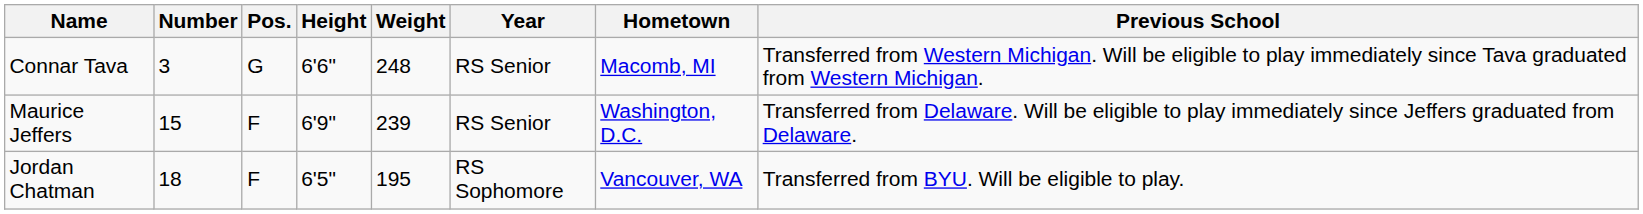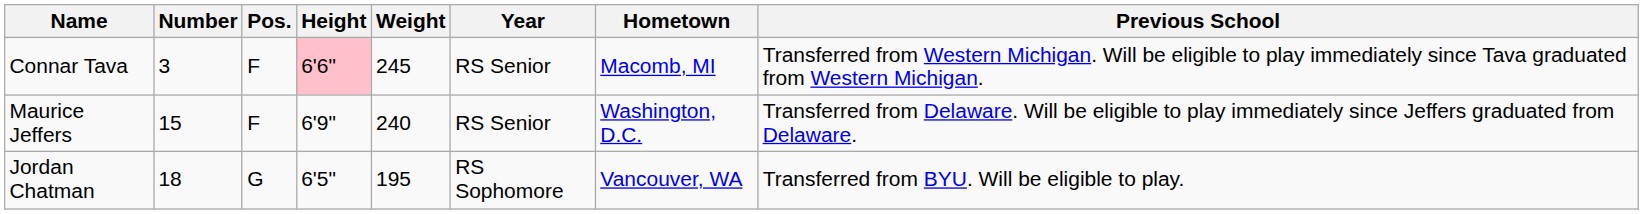(255, 66) G -> (254, 66) F
(319, 66) no background -> (319, 66) pink background
(394, 66) 248 -> (394, 66) 245
(394, 122) 239 -> (394, 122) 240
(254, 179) F -> (255, 179) G
